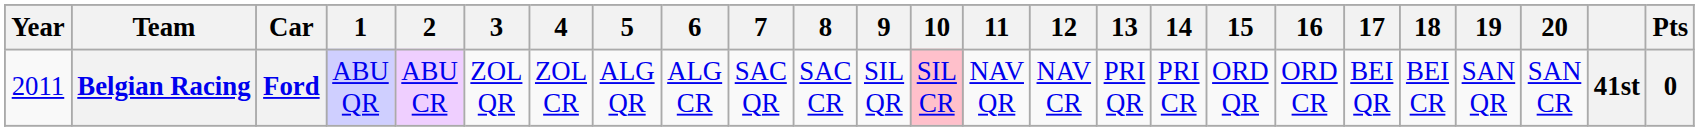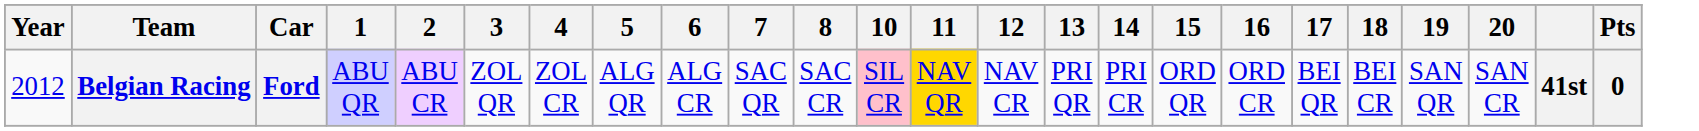- column: (884, 26)
(38, 86) 2011 -> (38, 86) 2012
(997, 86) no background -> (944, 86) gold background
